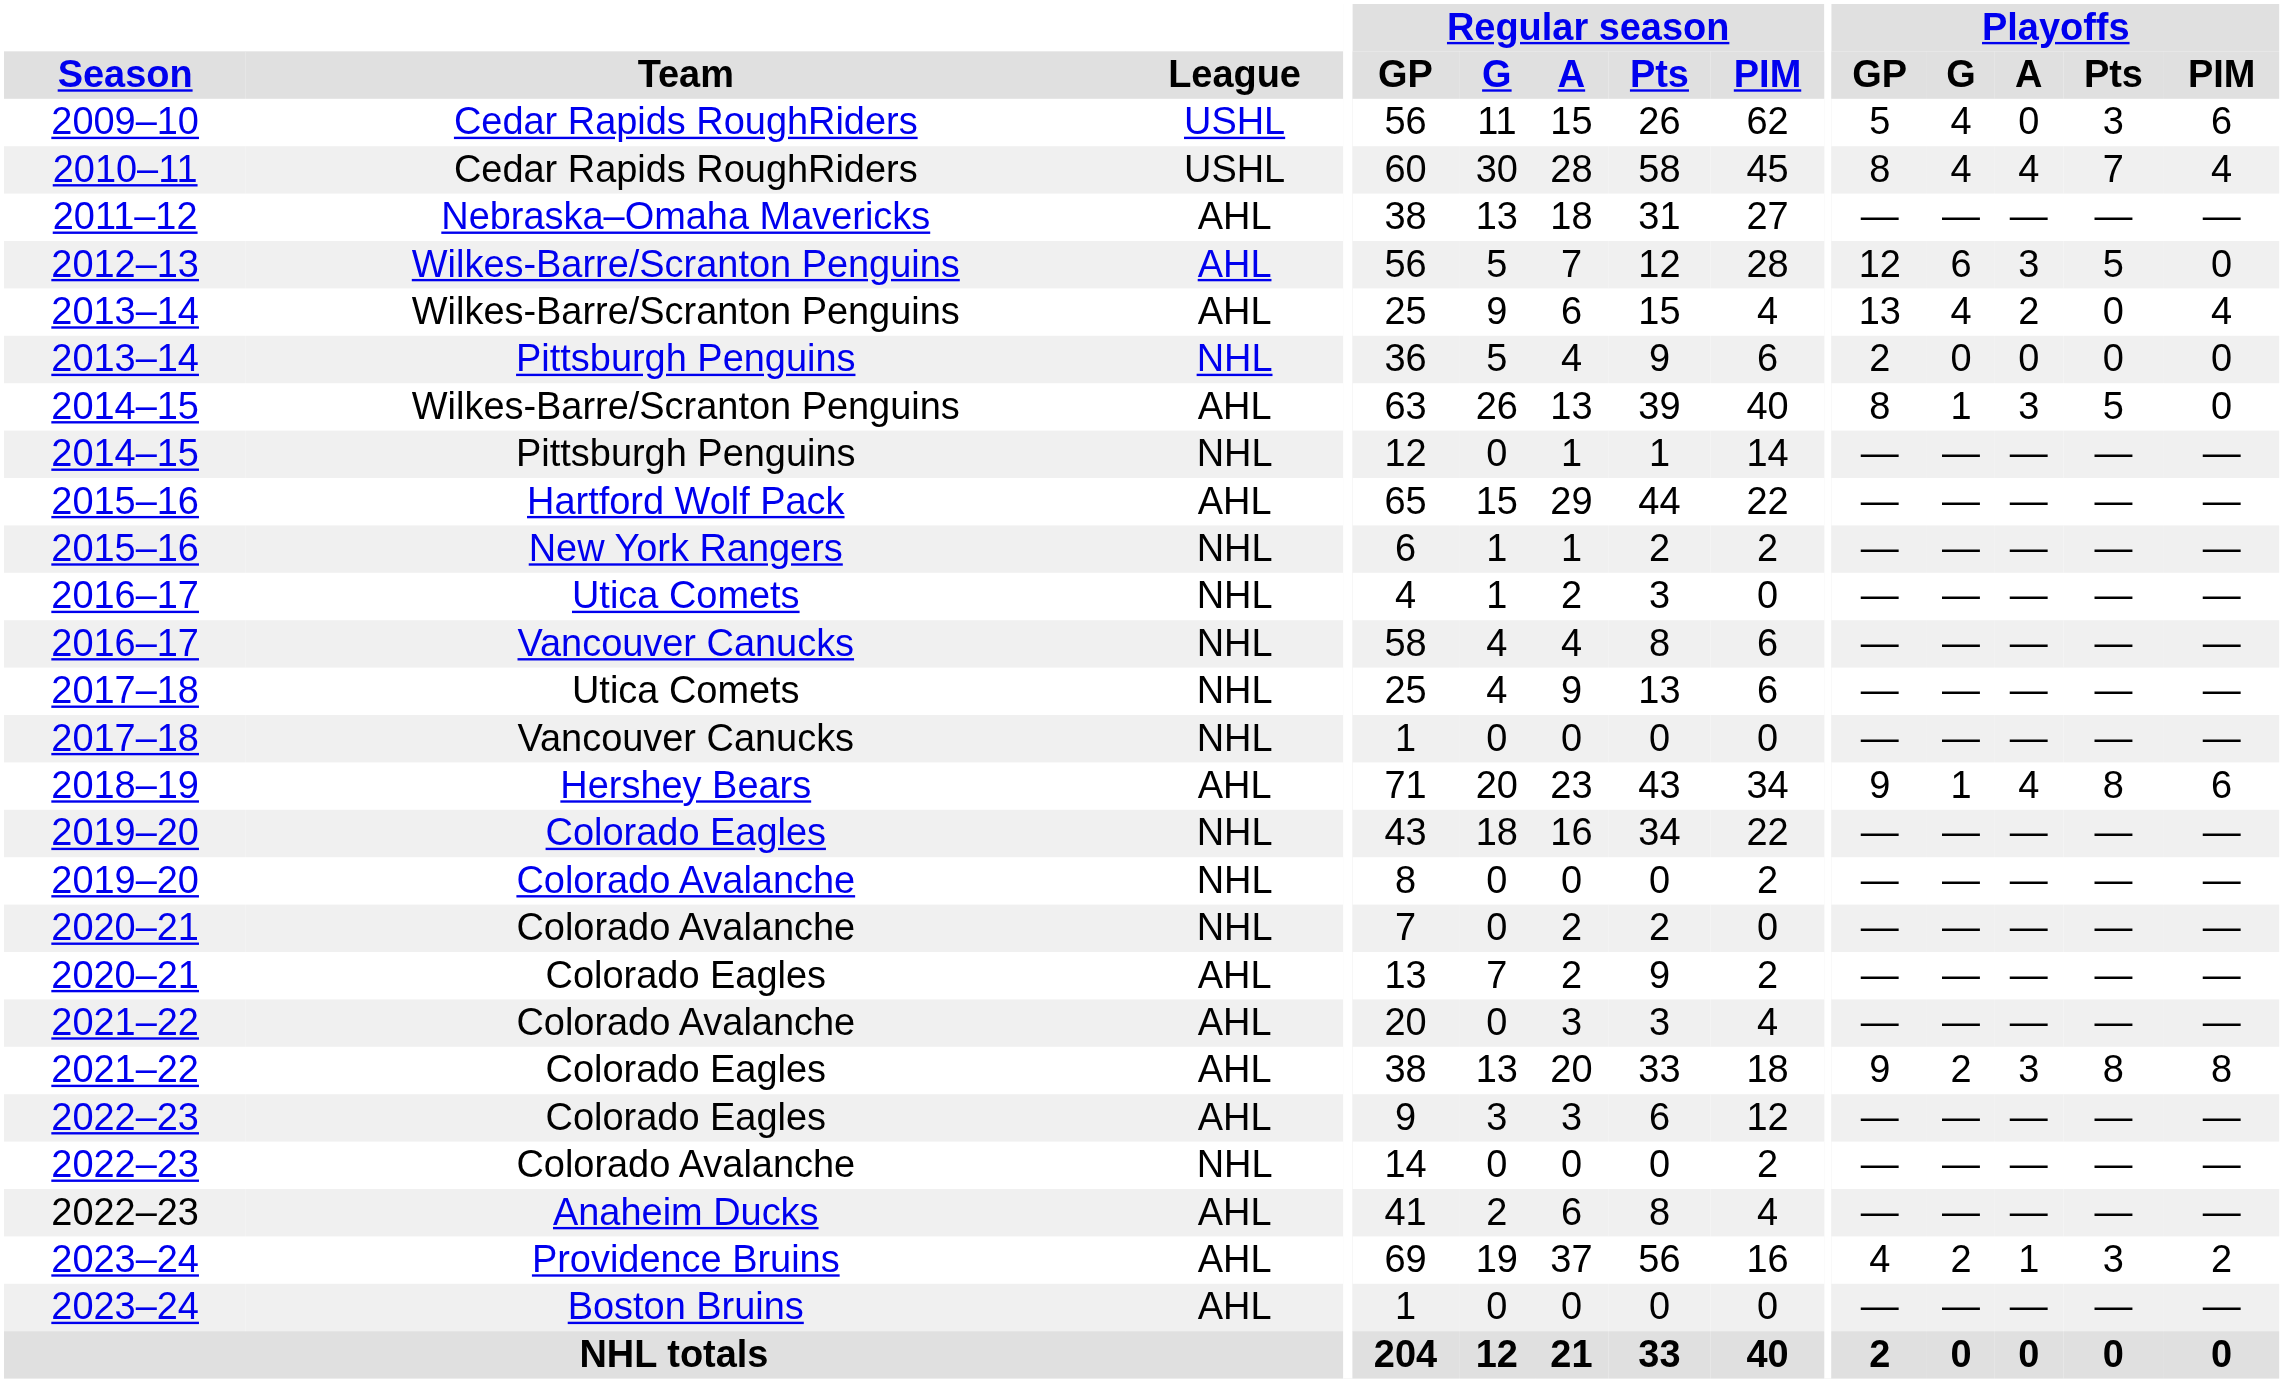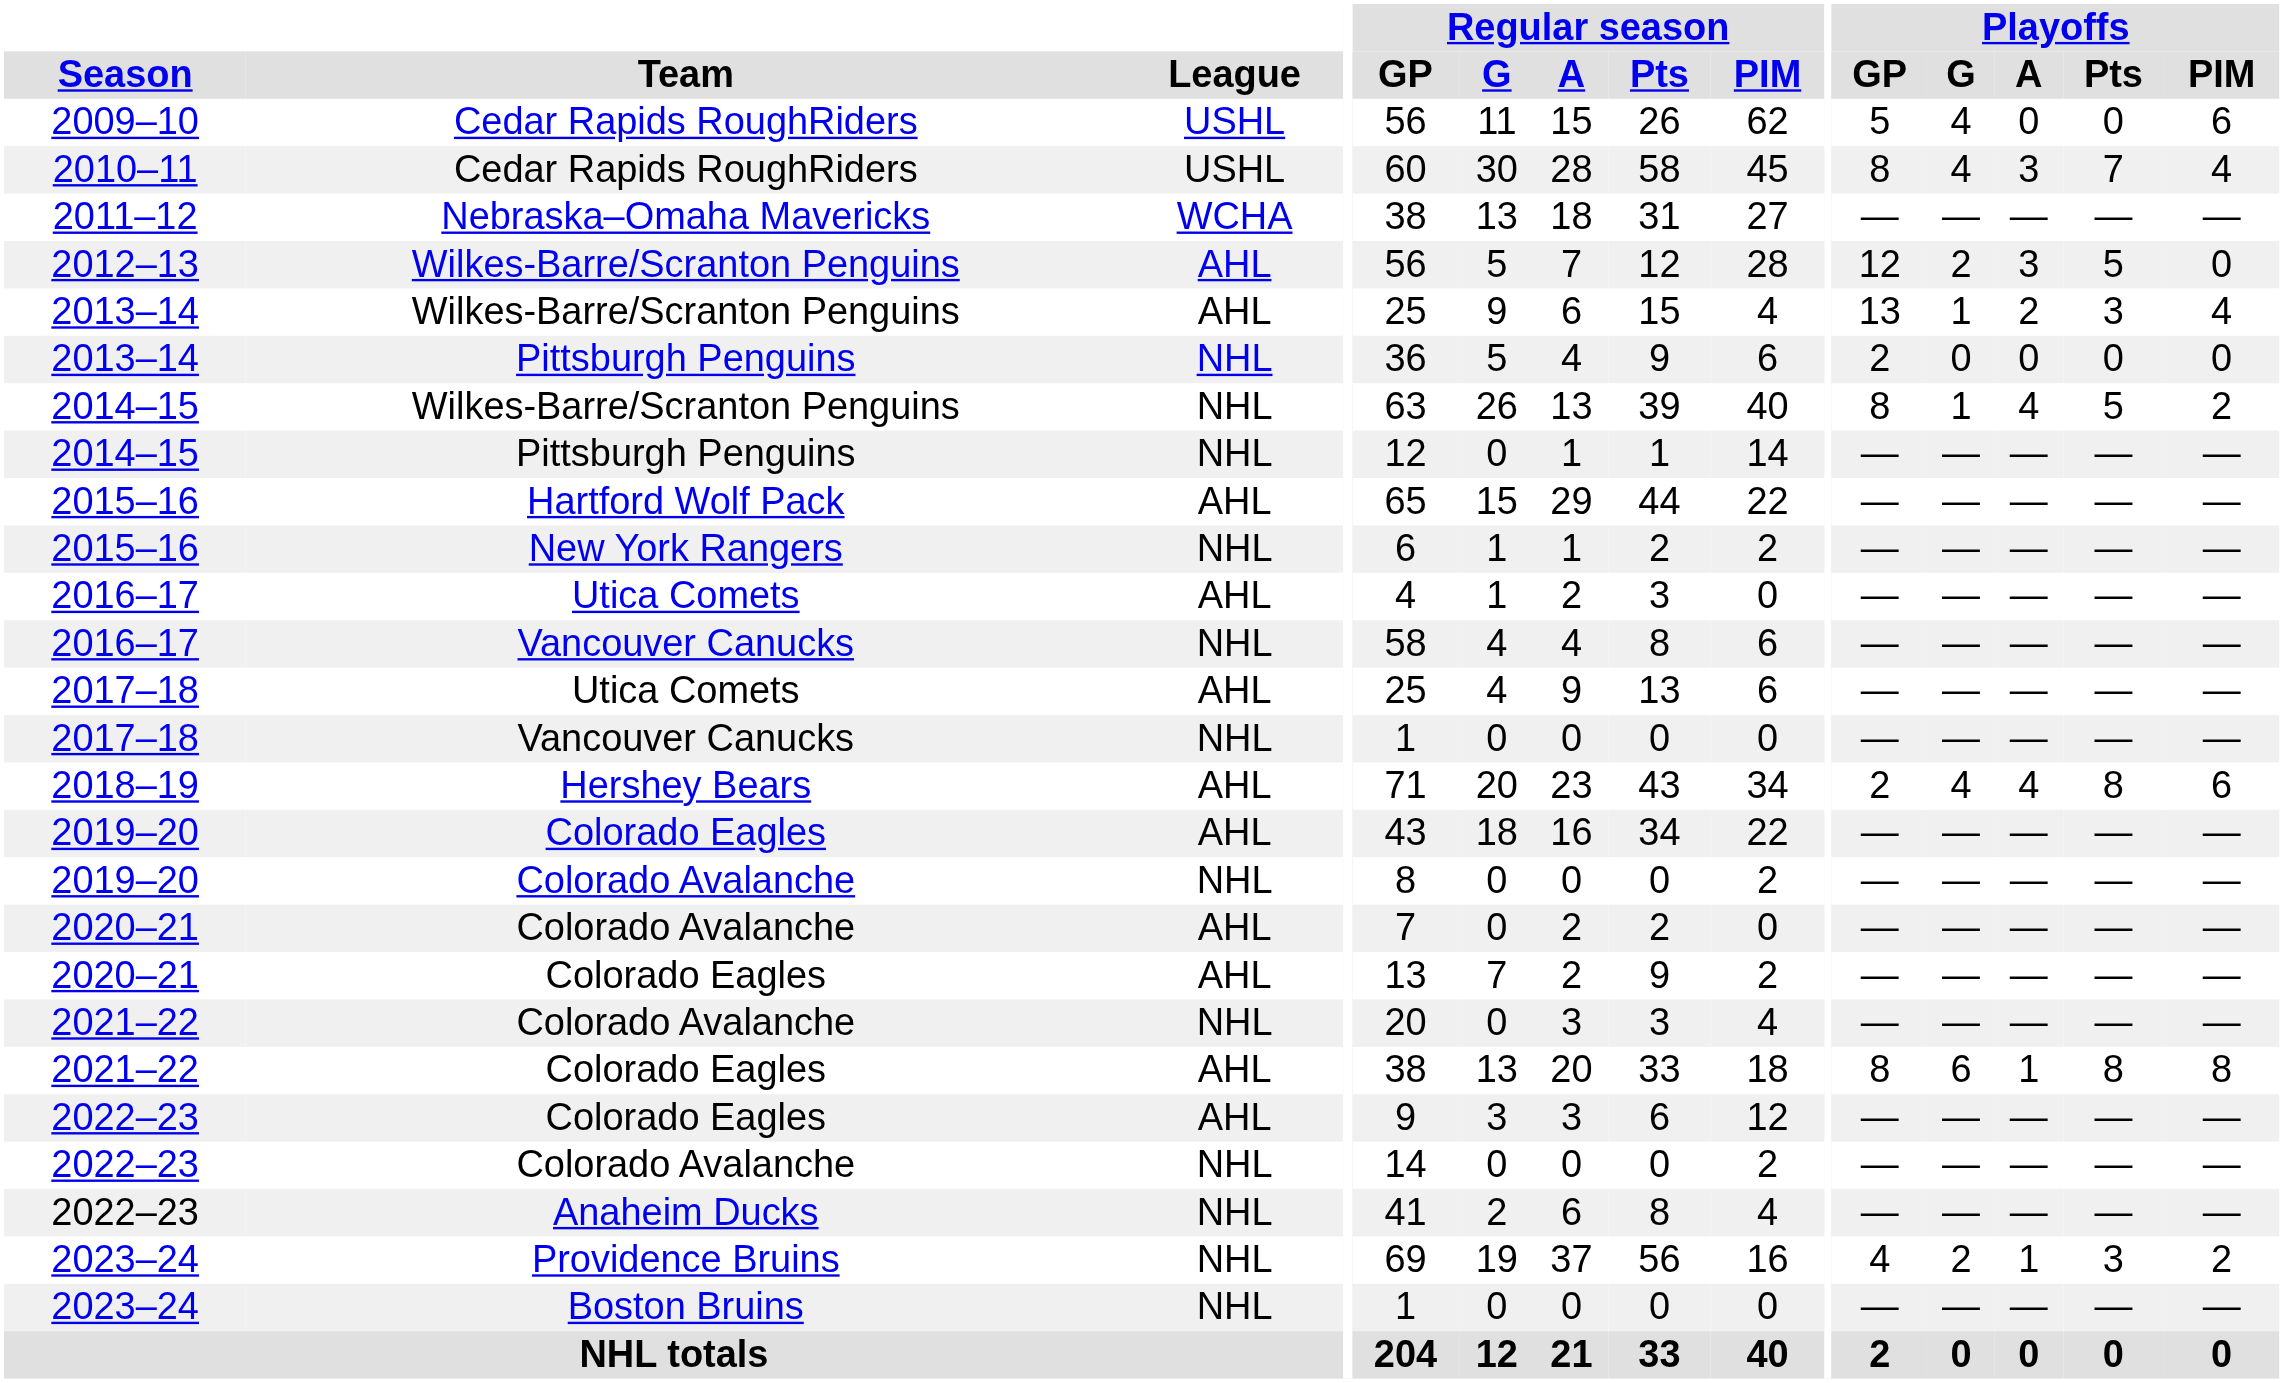(2113, 121) 3 -> (2113, 121) 0
(2029, 169) 4 -> (2029, 169) 3
(1235, 216) AHL -> (1235, 216) WCHA
(1961, 264) 6 -> (1961, 264) 2
(1961, 311) 4 -> (1961, 311) 1
(2113, 311) 0 -> (2113, 311) 3
(1235, 406) AHL -> (1235, 406) NHL
(2029, 406) 3 -> (2029, 406) 4
(2222, 406) 0 -> (2222, 406) 2
(1235, 595) NHL -> (1235, 595) AHL
(1235, 690) NHL -> (1235, 690) AHL
(1880, 785) 9 -> (1880, 785) 2
(1961, 785) 1 -> (1961, 785) 4
(1235, 832) NHL -> (1235, 832) AHL
(1235, 927) NHL -> (1235, 927) AHL
(1235, 1022) AHL -> (1235, 1022) NHL
(1880, 1069) 9 -> (1880, 1069) 8
(1961, 1069) 2 -> (1961, 1069) 6
(2029, 1069) 3 -> (2029, 1069) 1
(1235, 1212) AHL -> (1235, 1212) NHL
(1235, 1259) AHL -> (1235, 1259) NHL
(1235, 1306) AHL -> (1235, 1306) NHL
